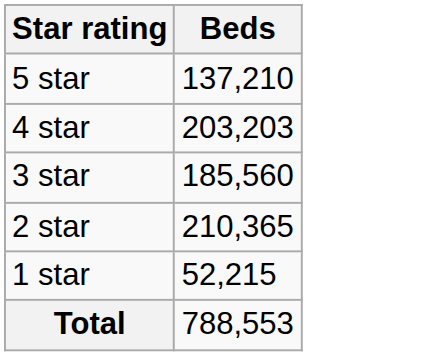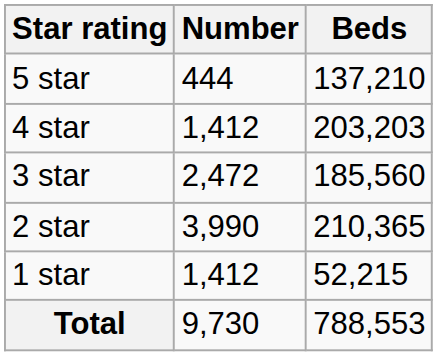+ column: (240, 29)
